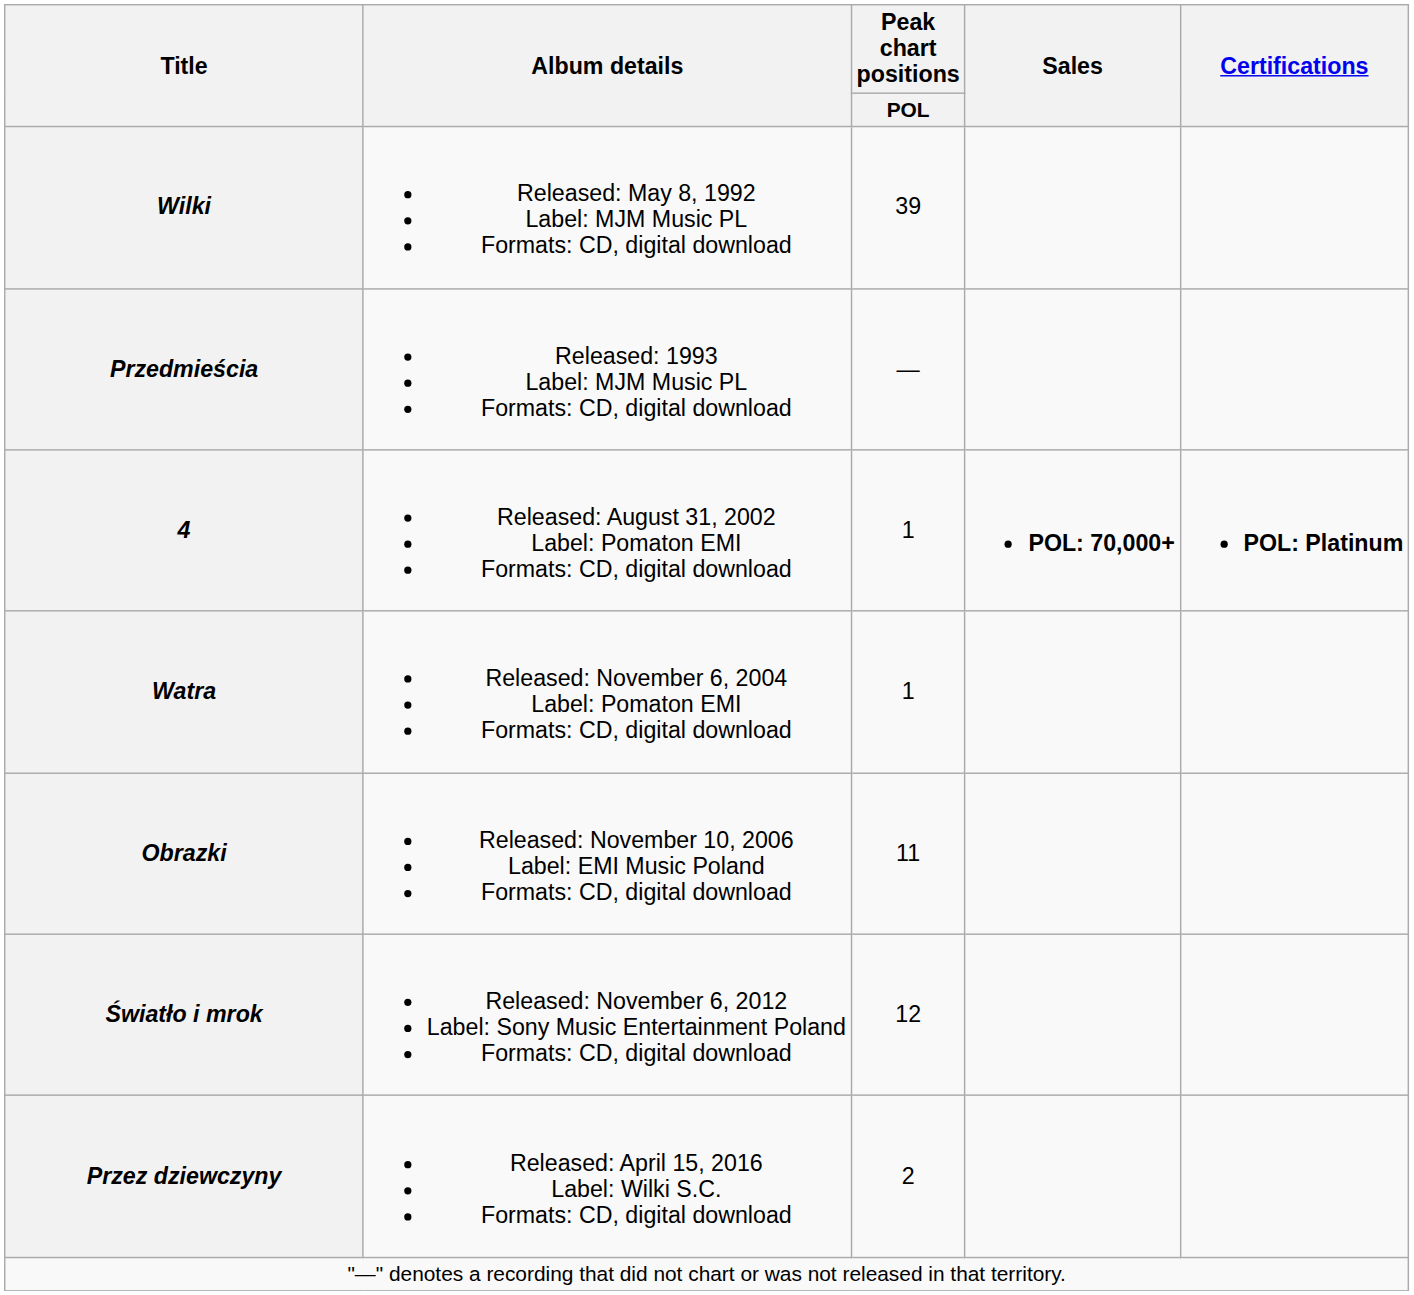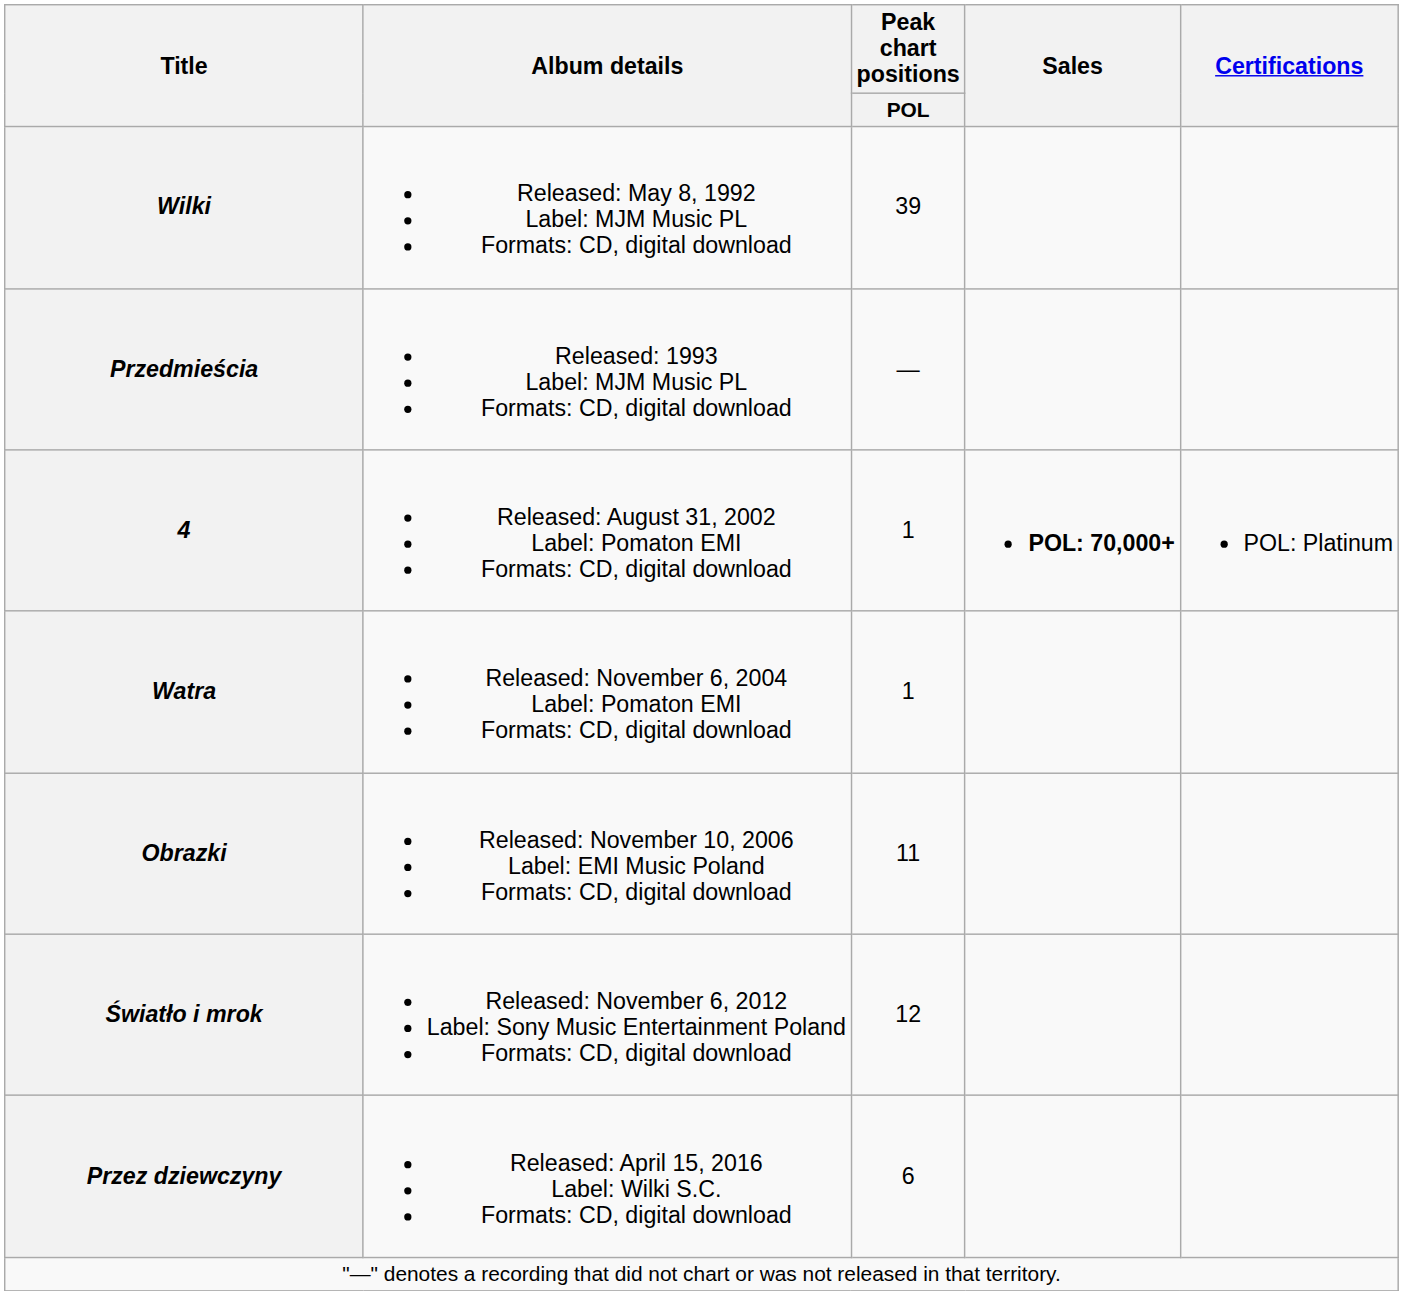(1294, 543) bold -> (1289, 543) normal
(908, 1176) 2 -> (908, 1176) 6
